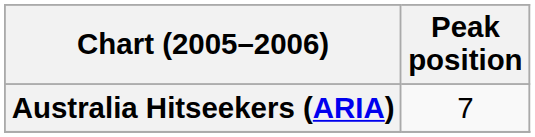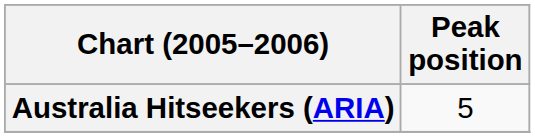(465, 107) 7 -> (465, 107) 5
